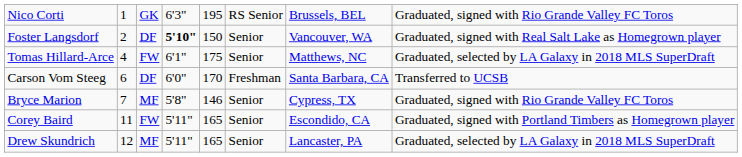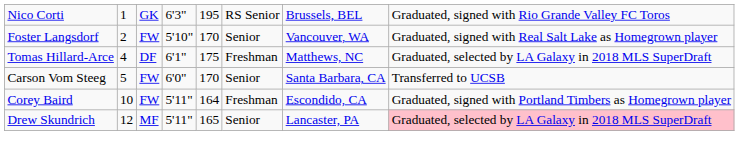(148, 36) DF -> (149, 36) FW
(181, 36) bold -> (179, 36) normal
(212, 36) 150 -> (209, 36) 170
(149, 57) FW -> (148, 57) DF
(246, 57) Senior -> (252, 57) Freshman
(123, 78) 6 -> (123, 78) 5
(148, 78) DF -> (149, 78) FW
(255, 78) Freshman -> (243, 78) Senior
- row: (45, 99)
(126, 120) 11 -> (127, 99) 10
(212, 120) 165 -> (209, 99) 164
(246, 120) Senior -> (252, 99) Freshman
(555, 141) no background -> (552, 120) pink background
